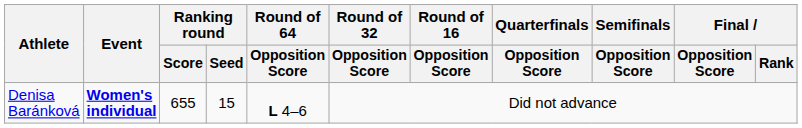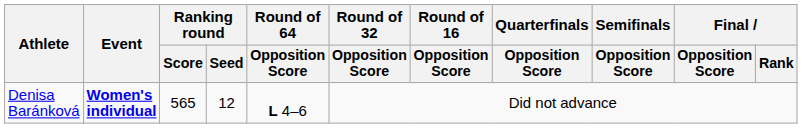(183, 103) 655 -> (183, 103) 565
(227, 103) 15 -> (227, 103) 12
